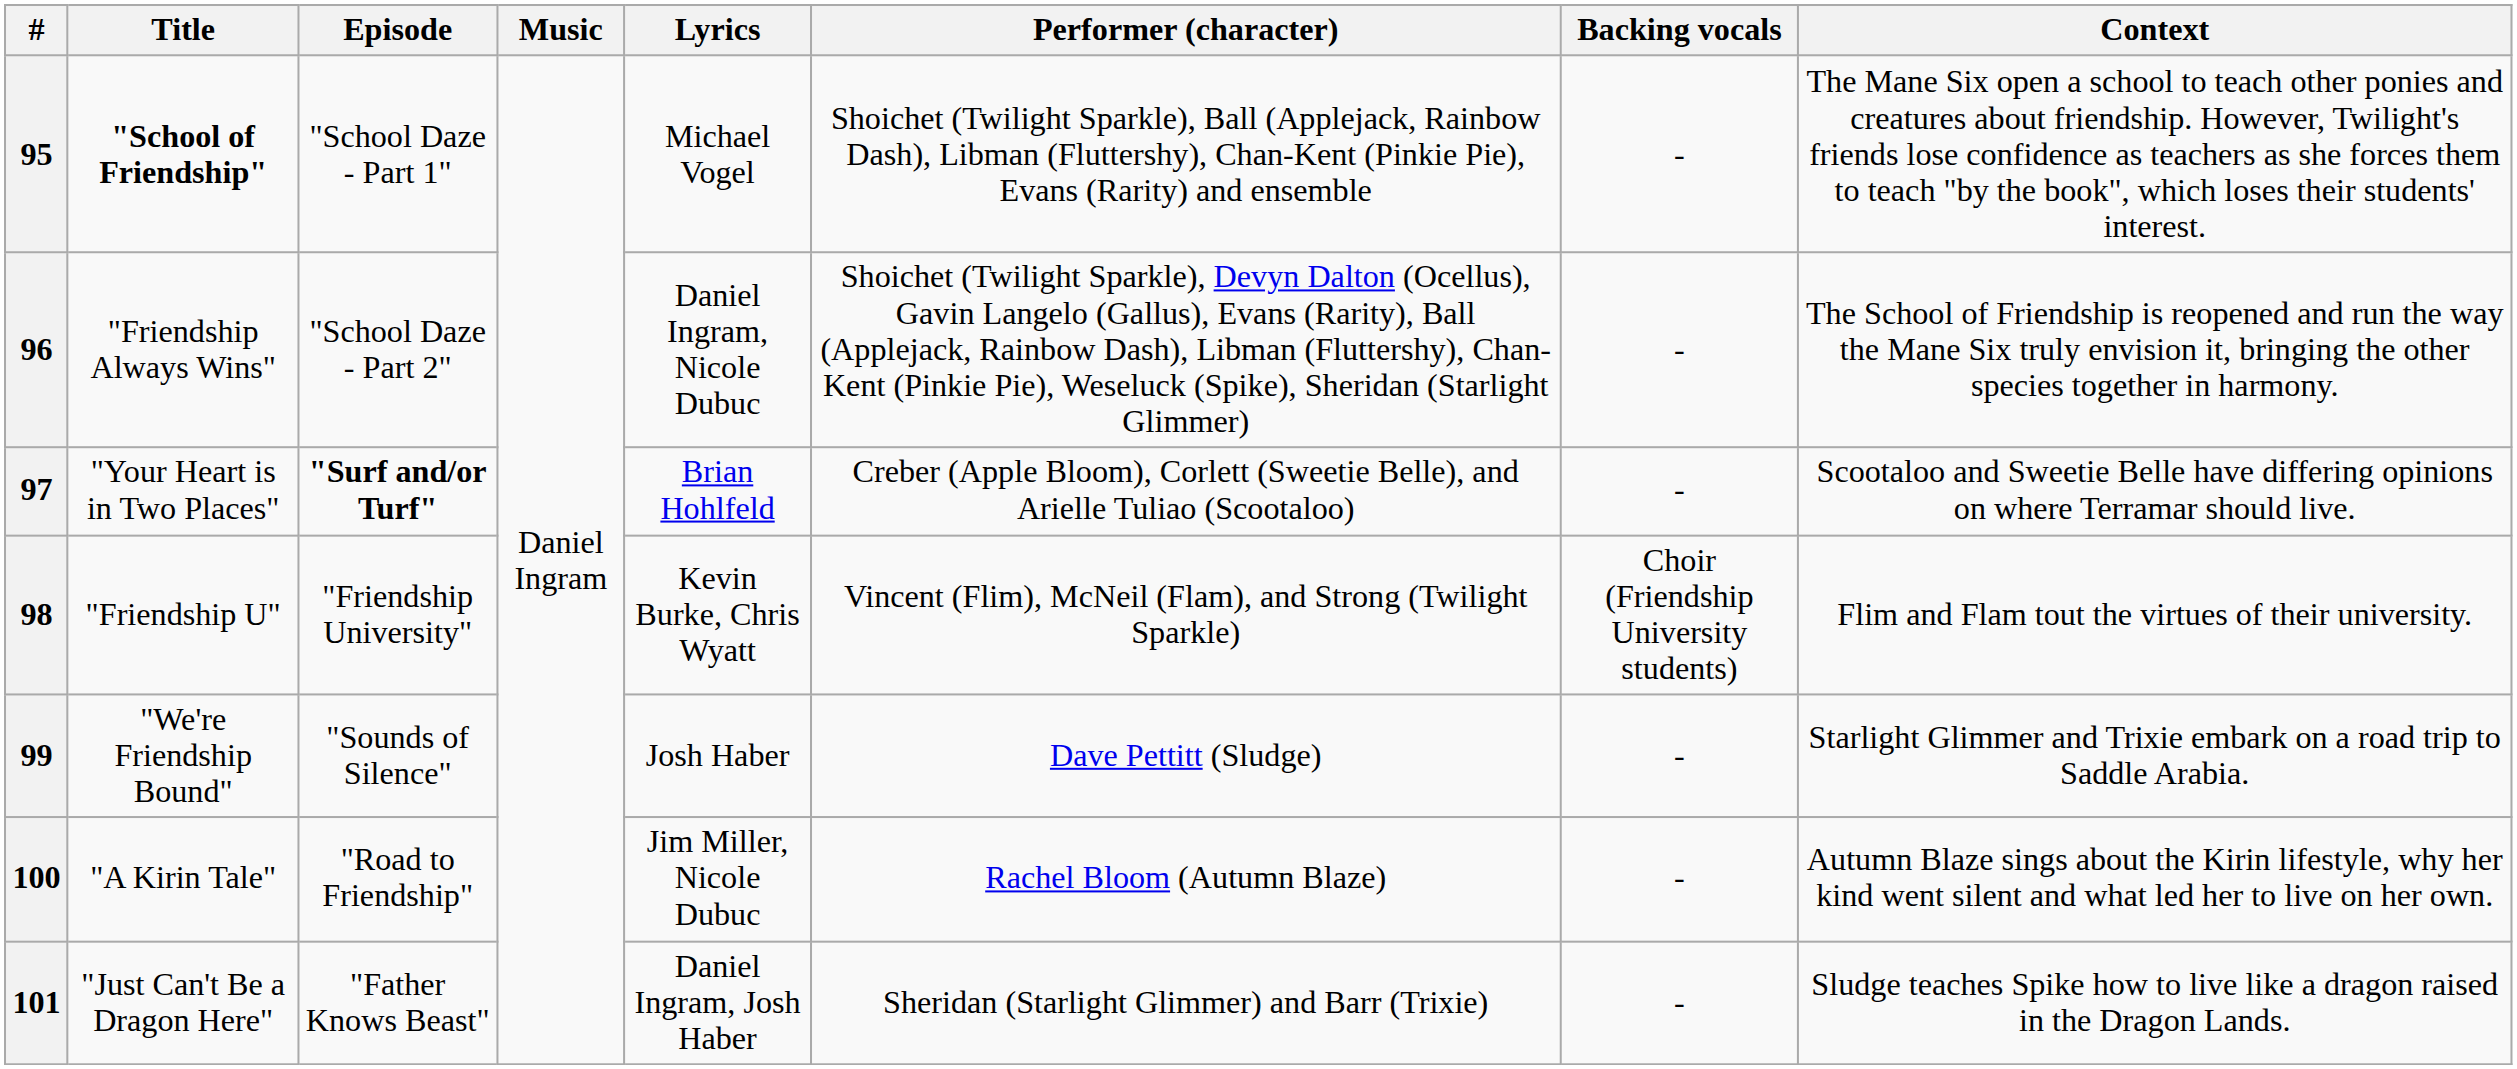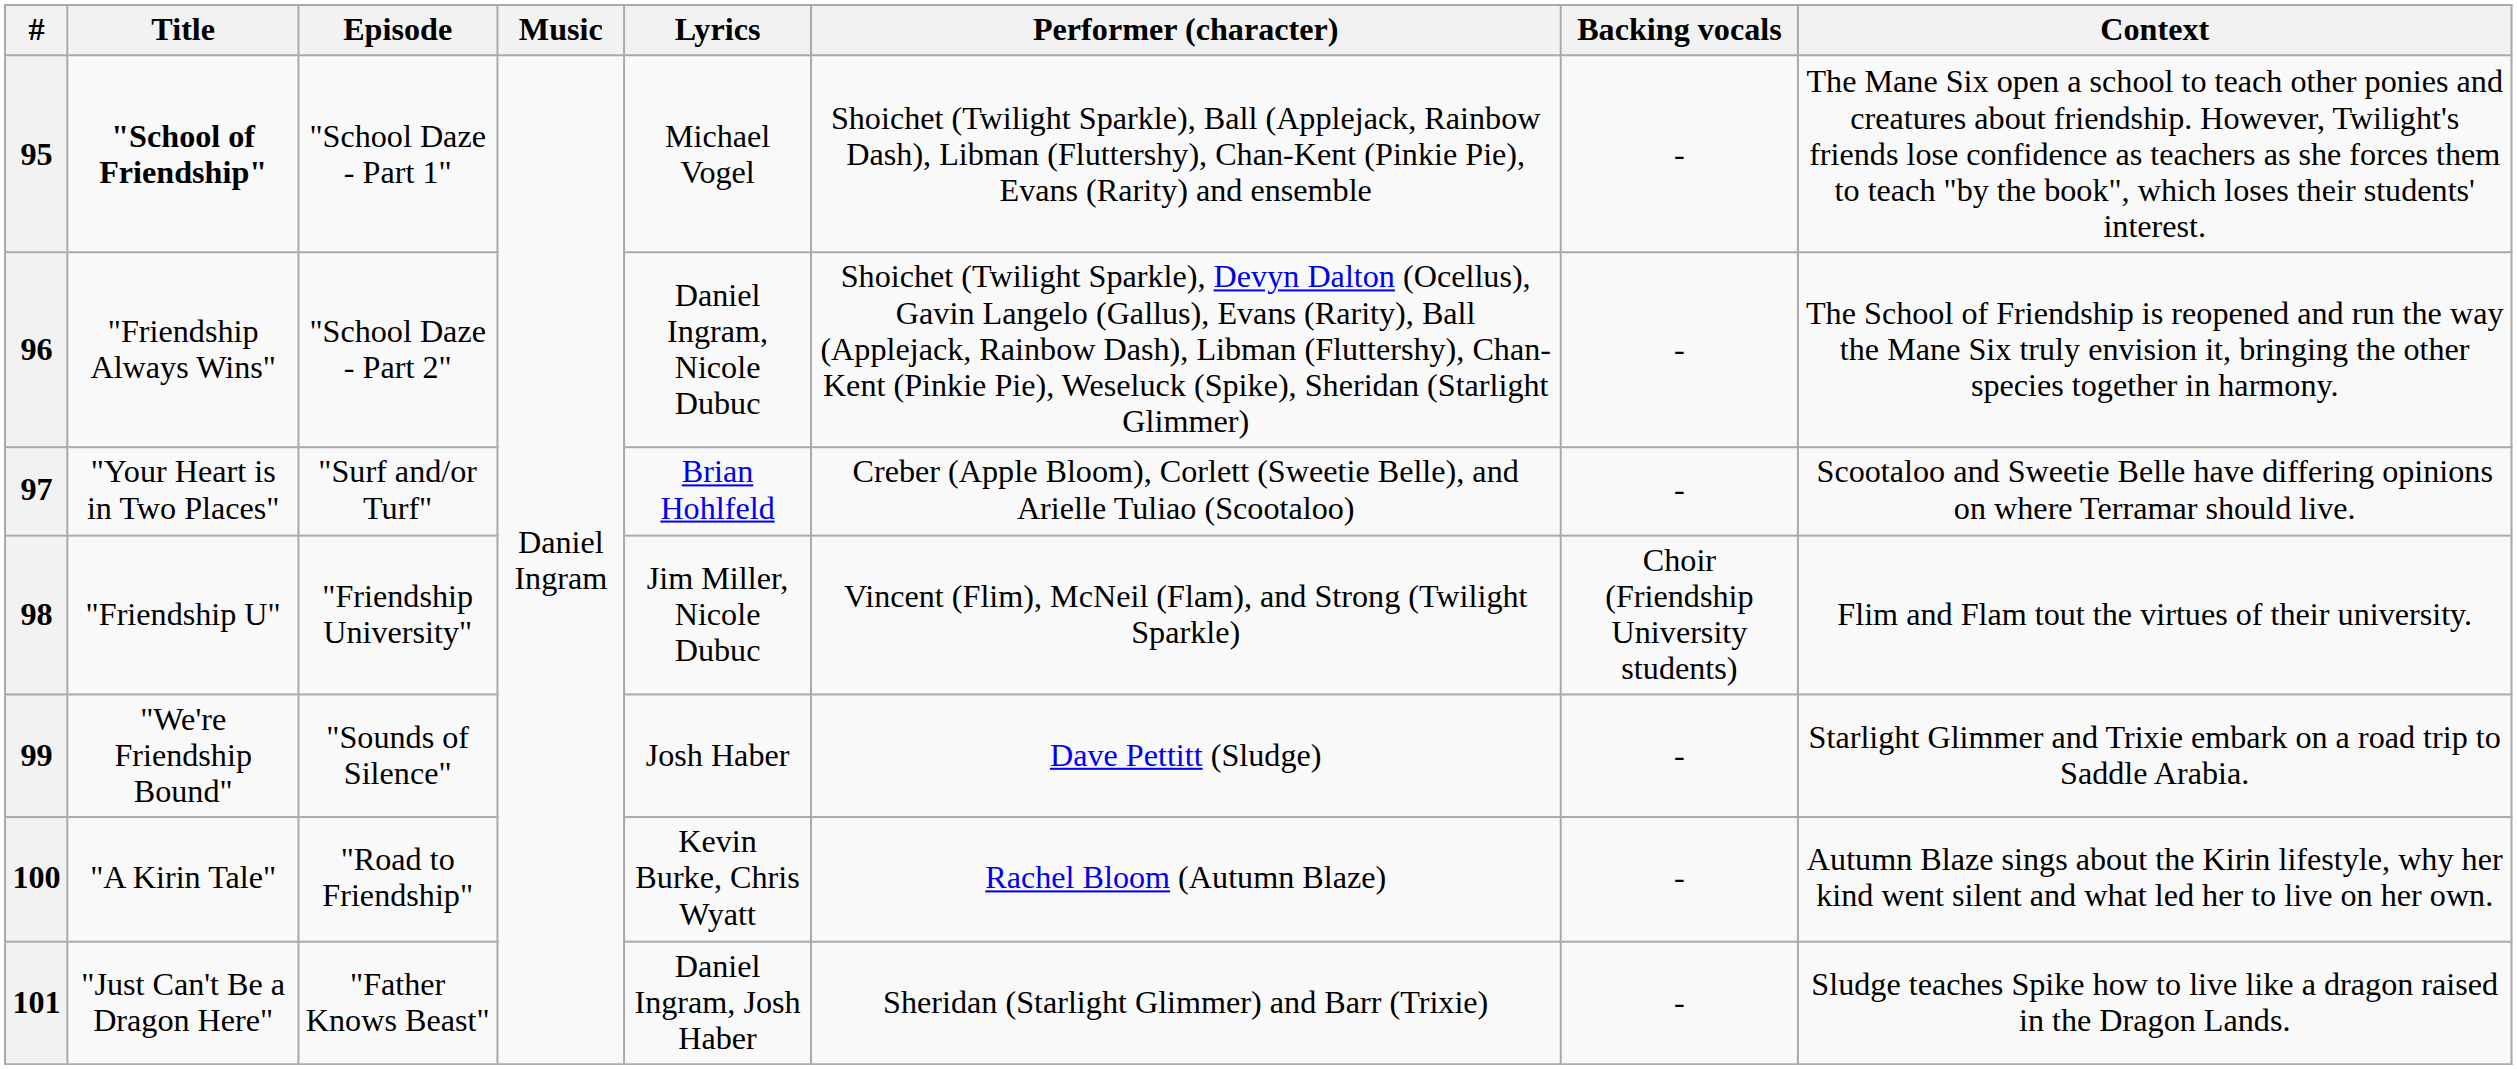(398, 490) bold -> (398, 490) normal
(718, 613) Kevin Burke, Chris Wyatt -> (718, 613) Jim Miller, Nicole Dubuc
(718, 878) Jim Miller, Nicole Dubuc -> (718, 878) Kevin Burke, Chris Wyatt
